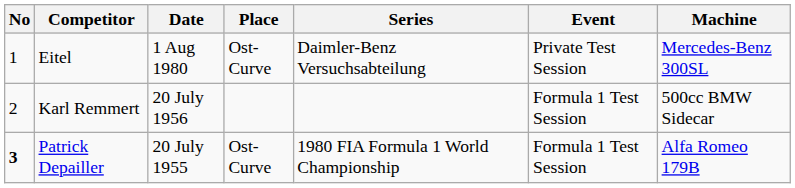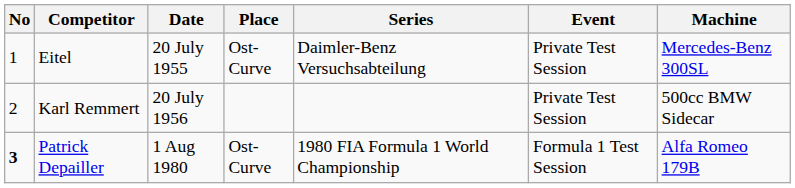(174, 57) 1 Aug 1980 -> (178, 57) 20 July 1955
(586, 107) Formula 1 Test Session -> (574, 107) Private Test Session
(178, 156) 20 July 1955 -> (174, 156) 1 Aug 1980
